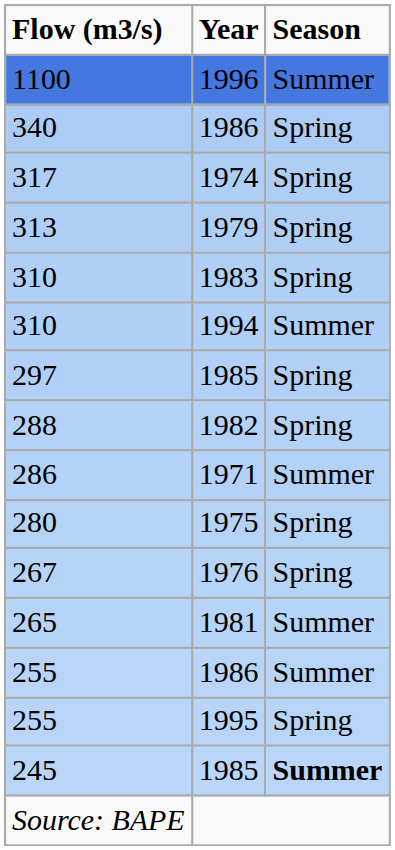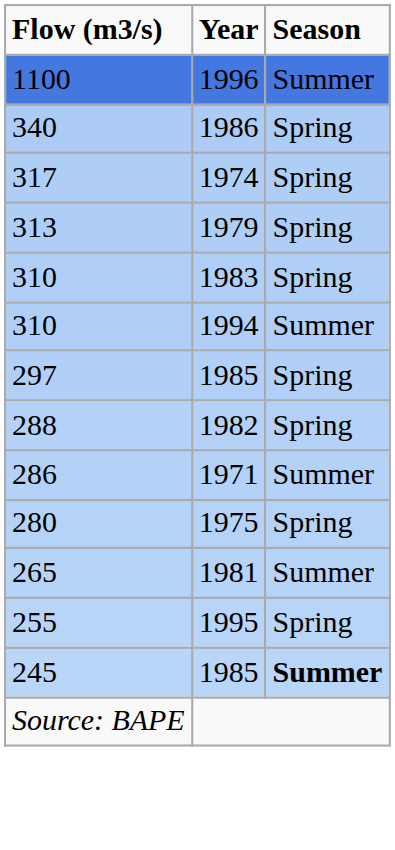- row: (35, 572)
- row: (35, 671)
